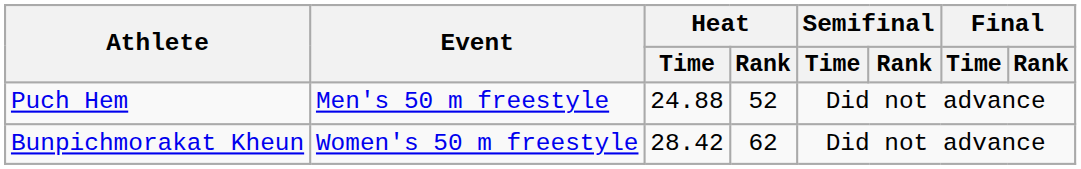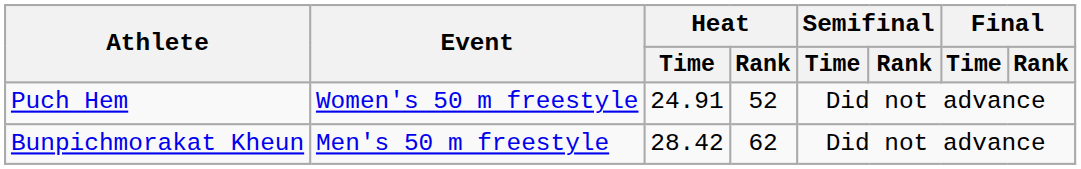(463, 103) Men's 50 m freestyle -> (477, 103) Women's 50 m freestyle
(687, 103) 24.88 -> (687, 103) 24.91
(477, 144) Women's 50 m freestyle -> (463, 144) Men's 50 m freestyle
